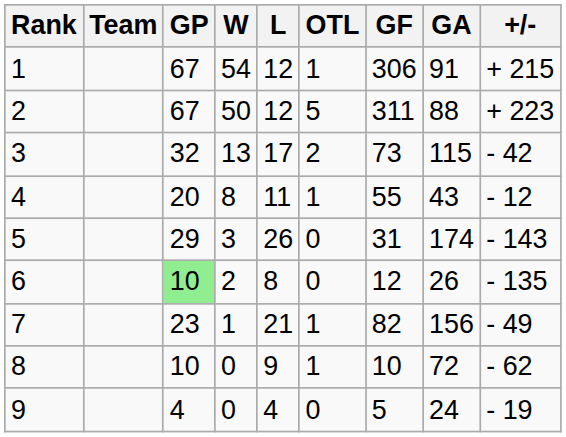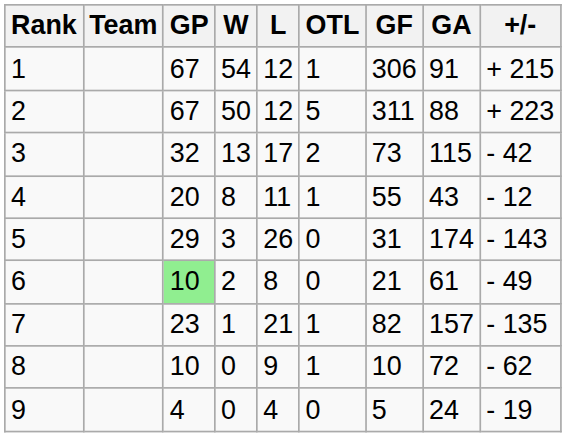(387, 281) 12 -> (387, 281) 21
(444, 281) 26 -> (444, 281) 61
(517, 281) - 135 -> (509, 281) - 49
(451, 324) 156 -> (451, 324) 157
(509, 324) - 49 -> (517, 324) - 135
